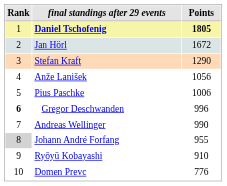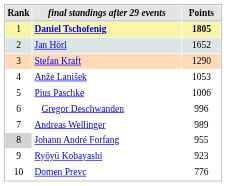(201, 45) 1672 -> (201, 45) 1652
(201, 77) 1056 -> (201, 77) 1053
(19, 109) bold -> (19, 109) normal
(201, 124) 990 -> (201, 124) 989
(201, 156) 910 -> (201, 156) 923
